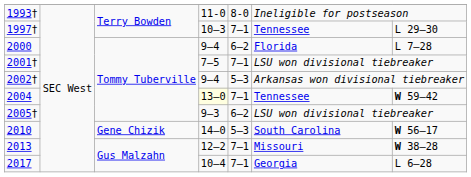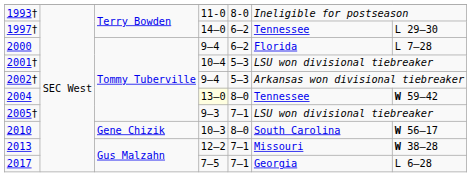(213, 30) 10–3 -> (213, 30) 14–0
(240, 30) 7–1 -> (240, 30) 6–2
(210, 63) 7–5 -> (213, 63) 10–4
(240, 63) 7–1 -> (240, 63) 5–3
(240, 96) 7–1 -> (240, 96) 8–0
(240, 113) 6–2 -> (240, 113) 7–1
(213, 130) 14–0 -> (213, 130) 10–3
(240, 130) 5–3 -> (240, 130) 8–0
(213, 163) 10–4 -> (210, 163) 7–5
